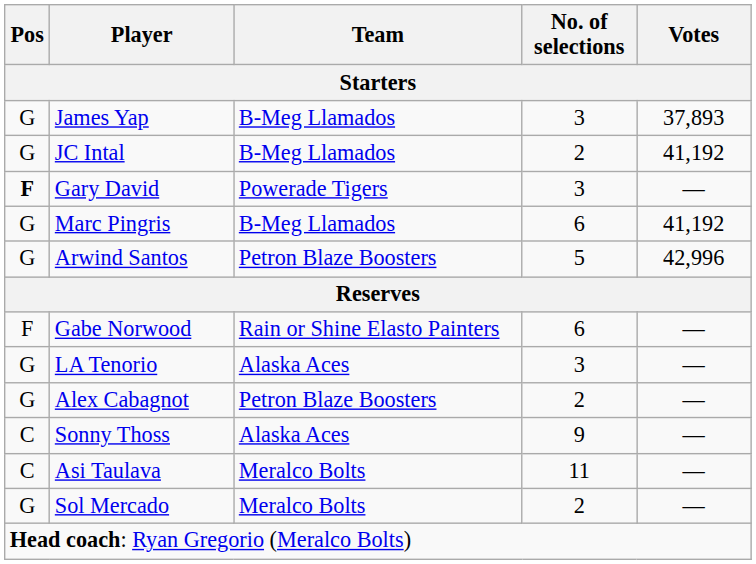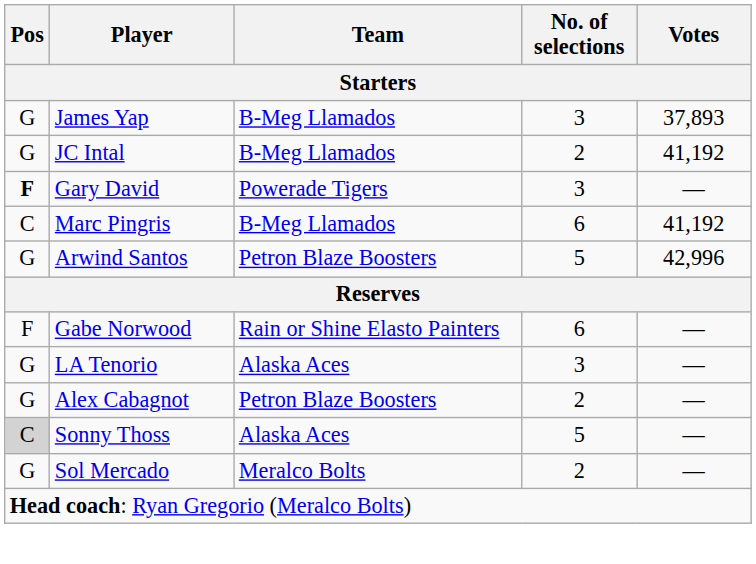(27, 223) G -> (27, 223) C
(27, 435) no background -> (27, 435) lightgrey background
(579, 435) 9 -> (579, 435) 5
- row: (108, 470)
